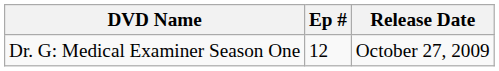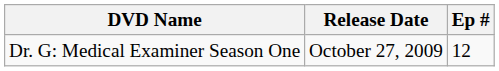columns swapped: (328, 19) <-> (423, 19)
